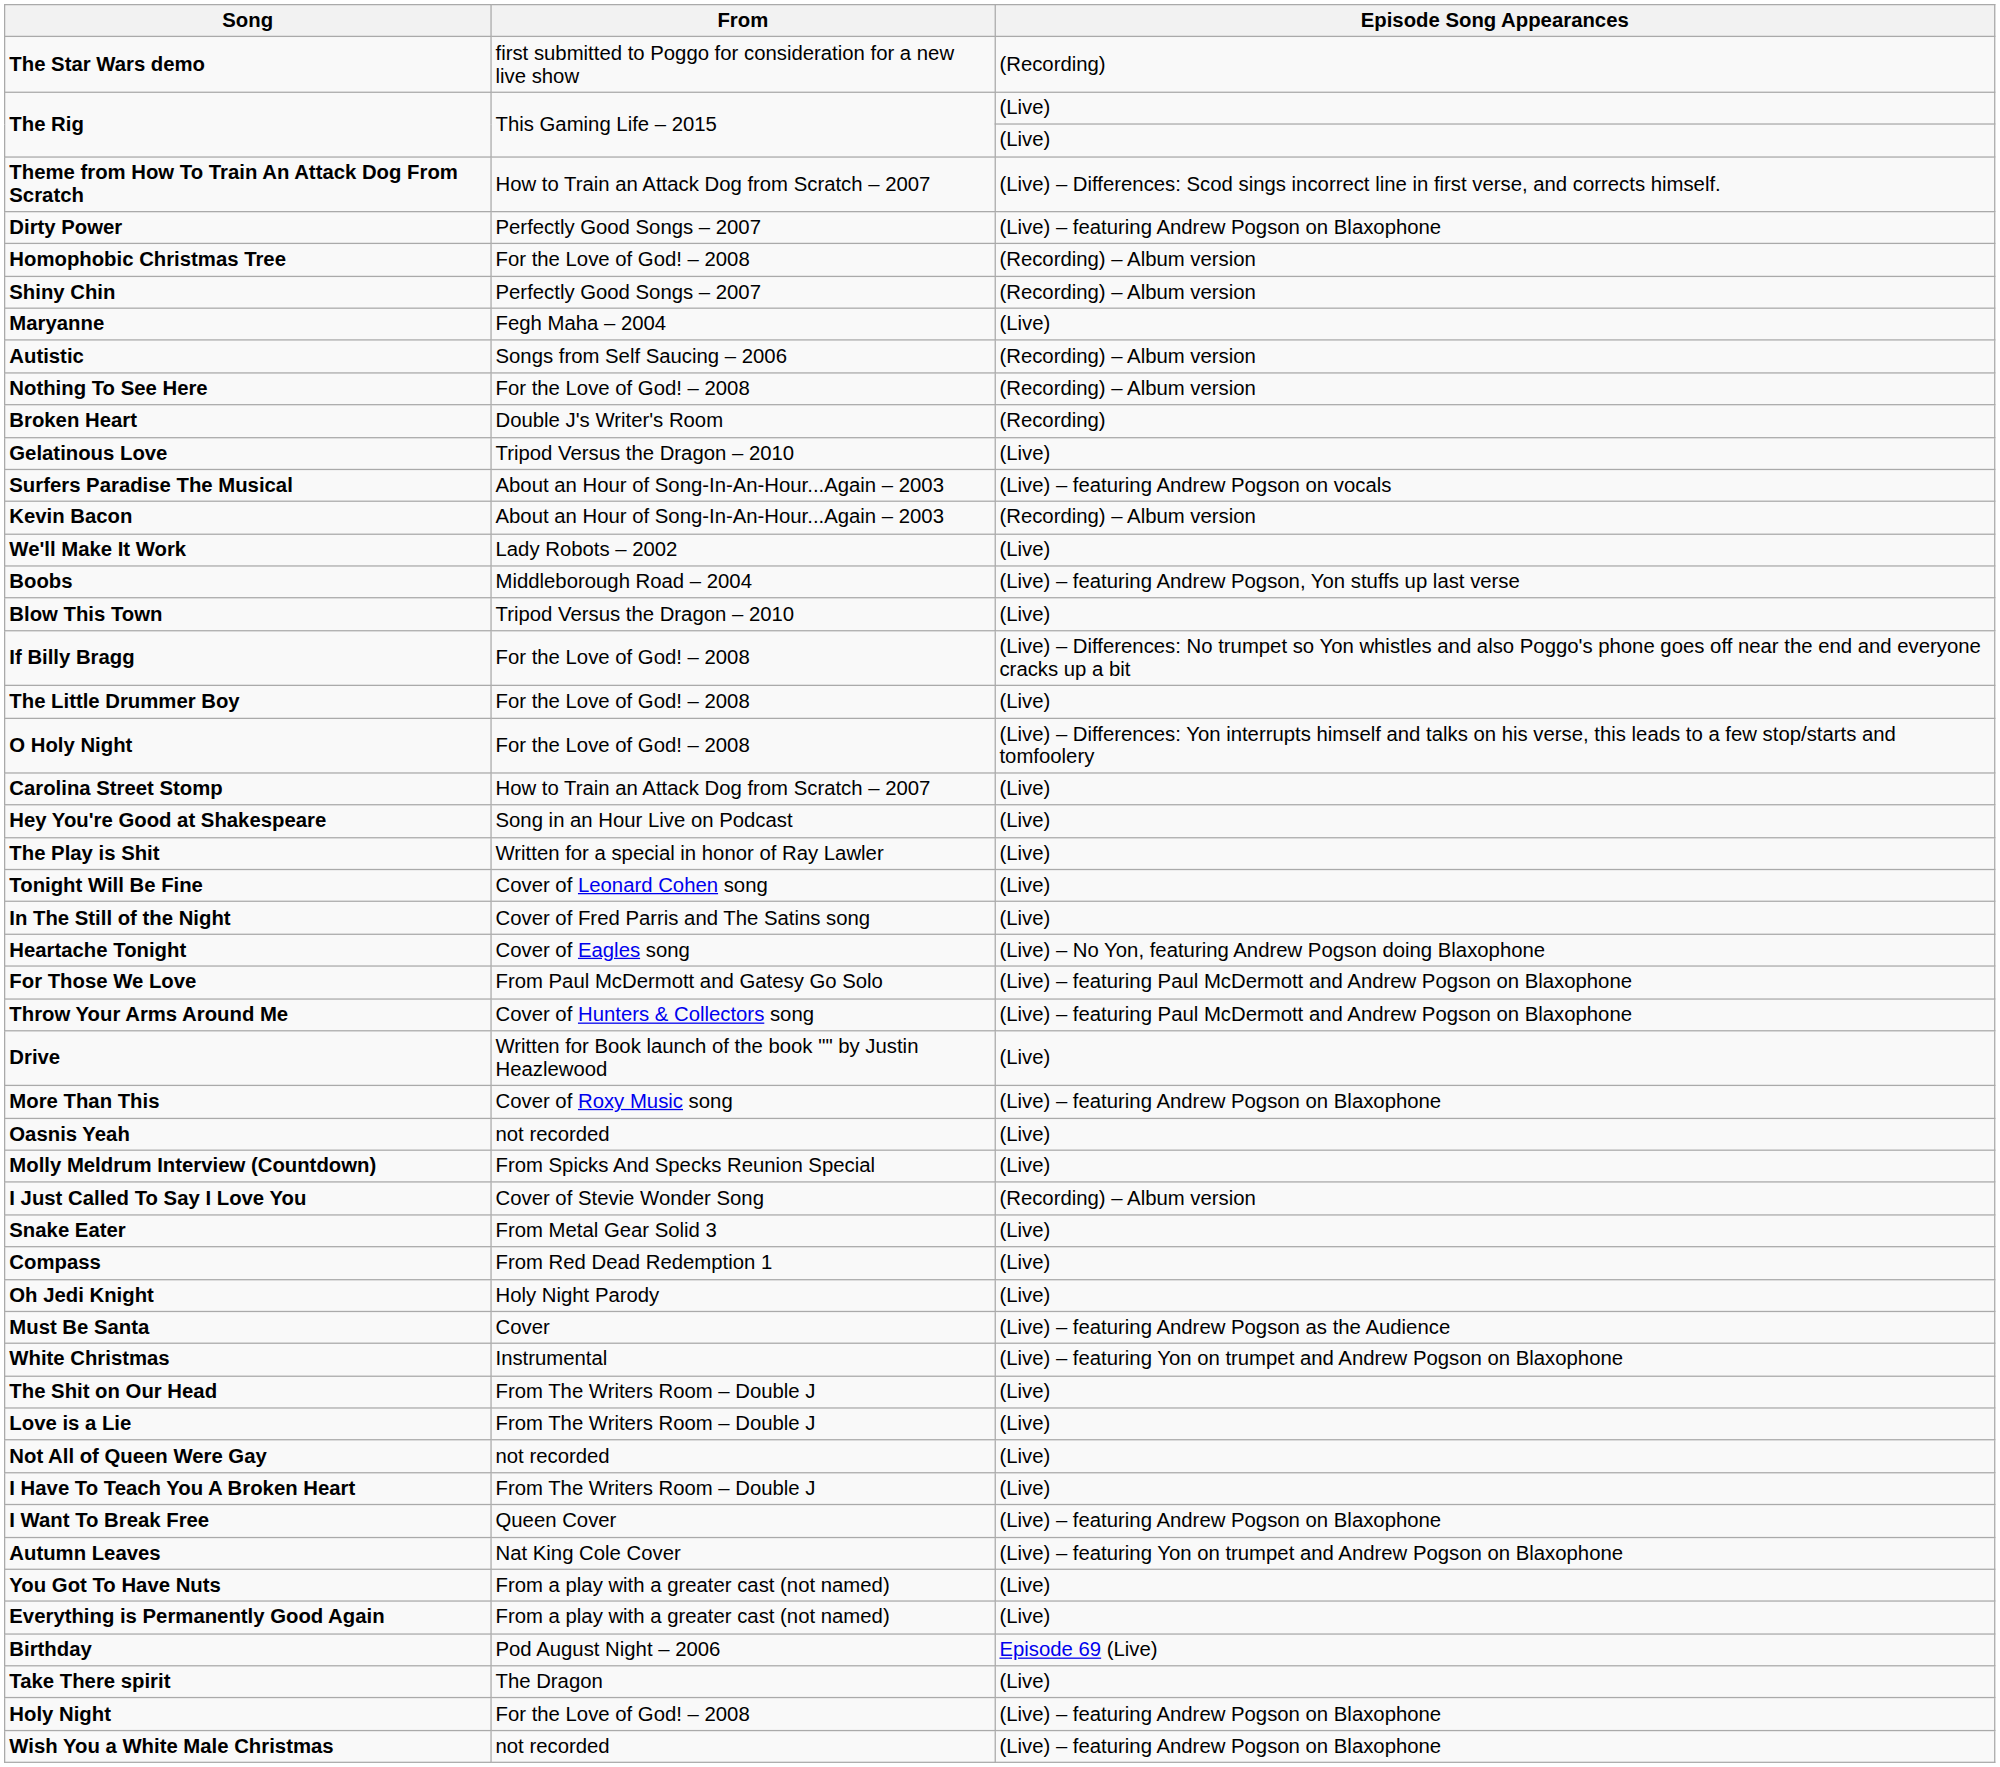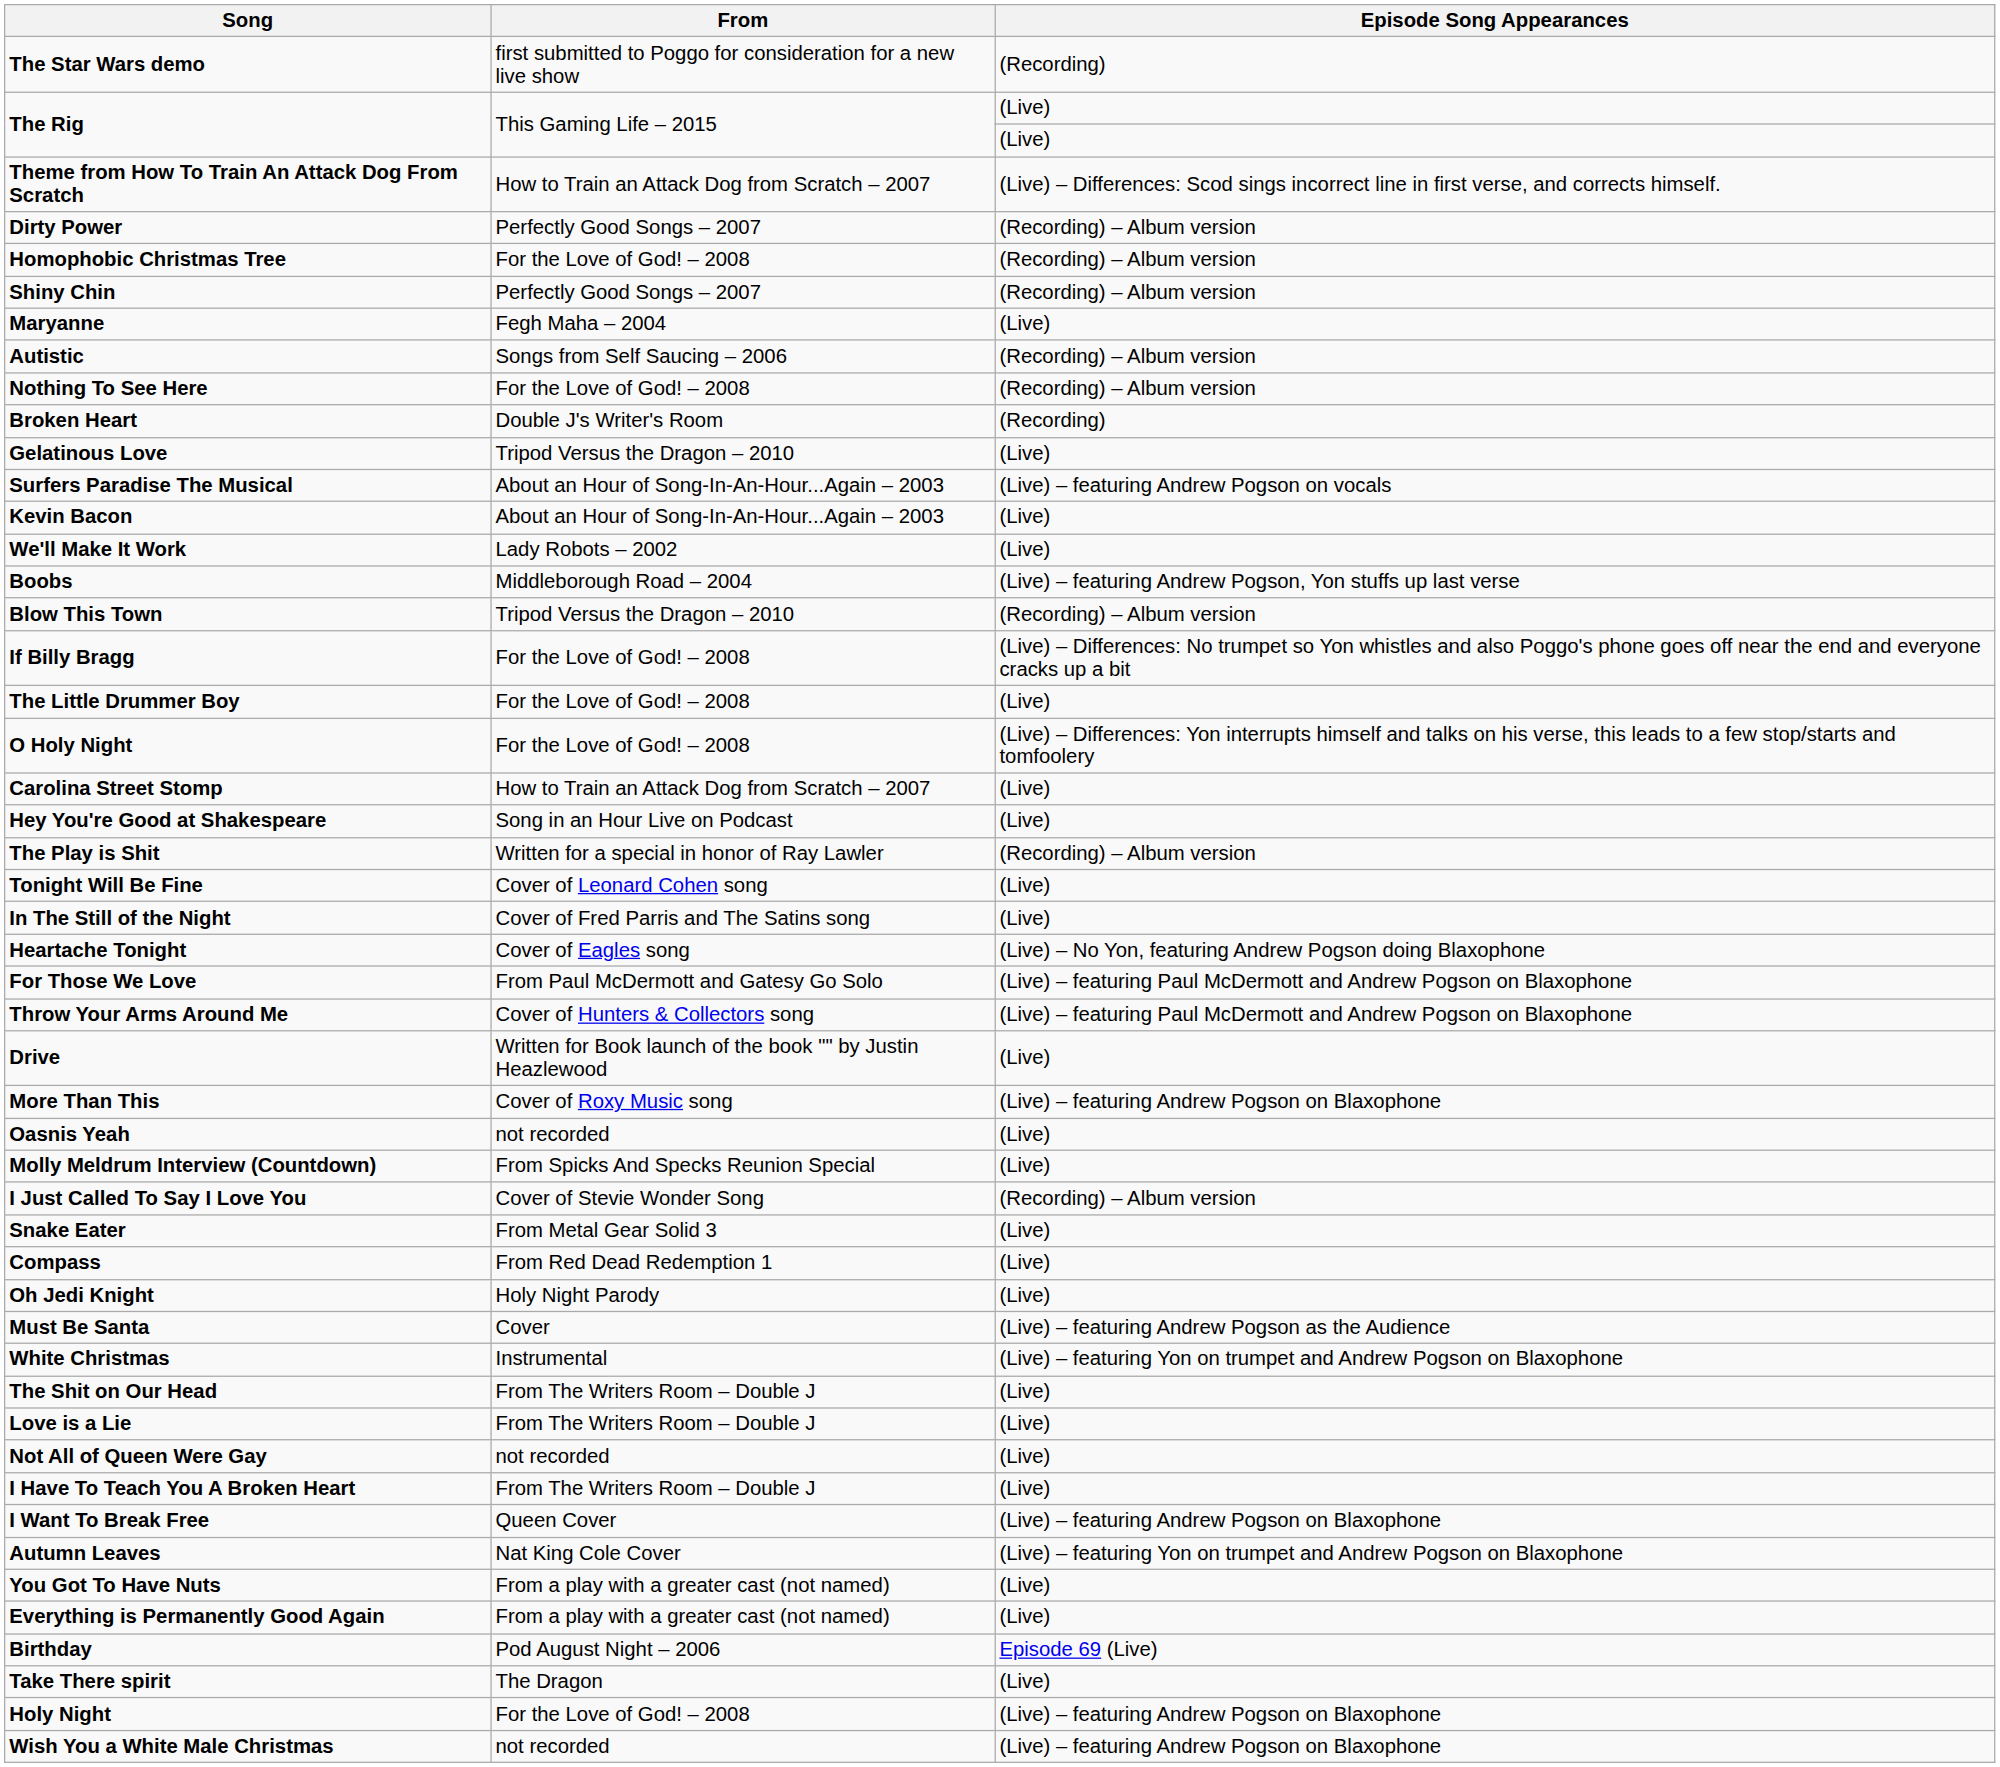(1220, 227) (Live) – featuring Andrew Pogson on Blaxophone -> (1128, 227) (Recording) – Album version
(1128, 517) (Recording) – Album version -> (1025, 517) (Live)
(1025, 614) (Live) -> (1128, 614) (Recording) – Album version
(1025, 853) (Live) -> (1128, 853) (Recording) – Album version
